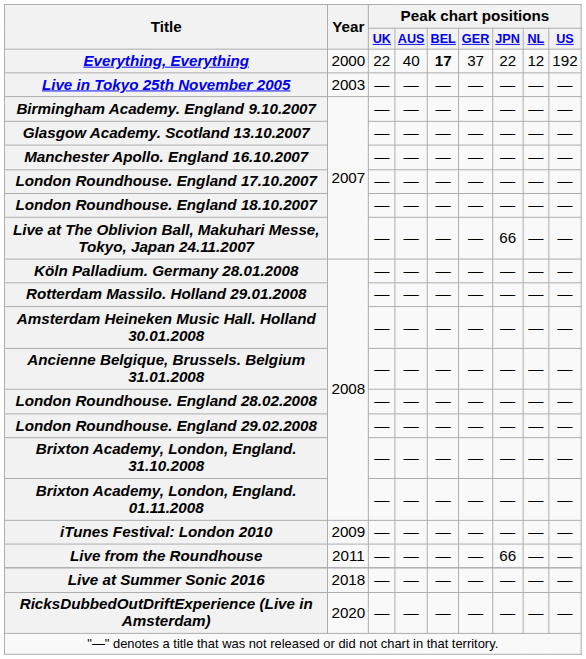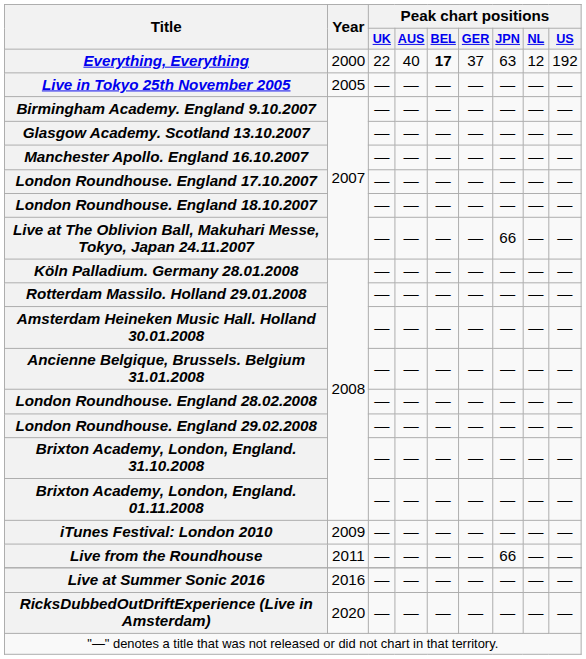(508, 60) 22 -> (508, 60) 63
(348, 85) 2003 -> (348, 85) 2005
(348, 580) 2018 -> (348, 580) 2016
